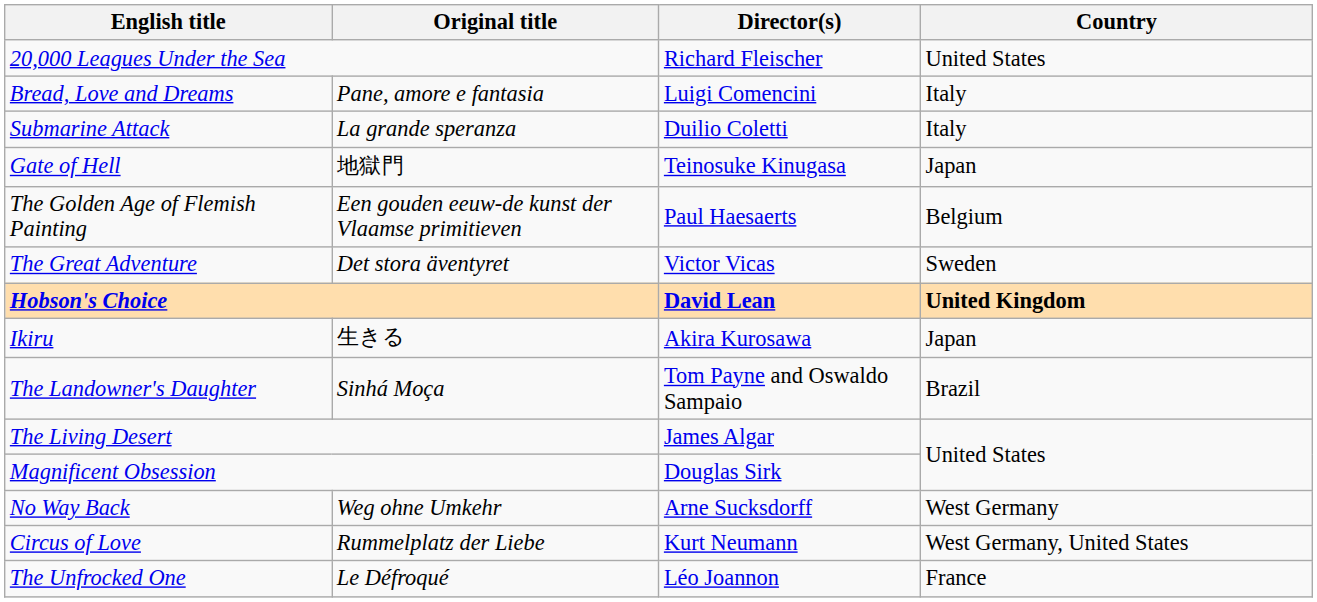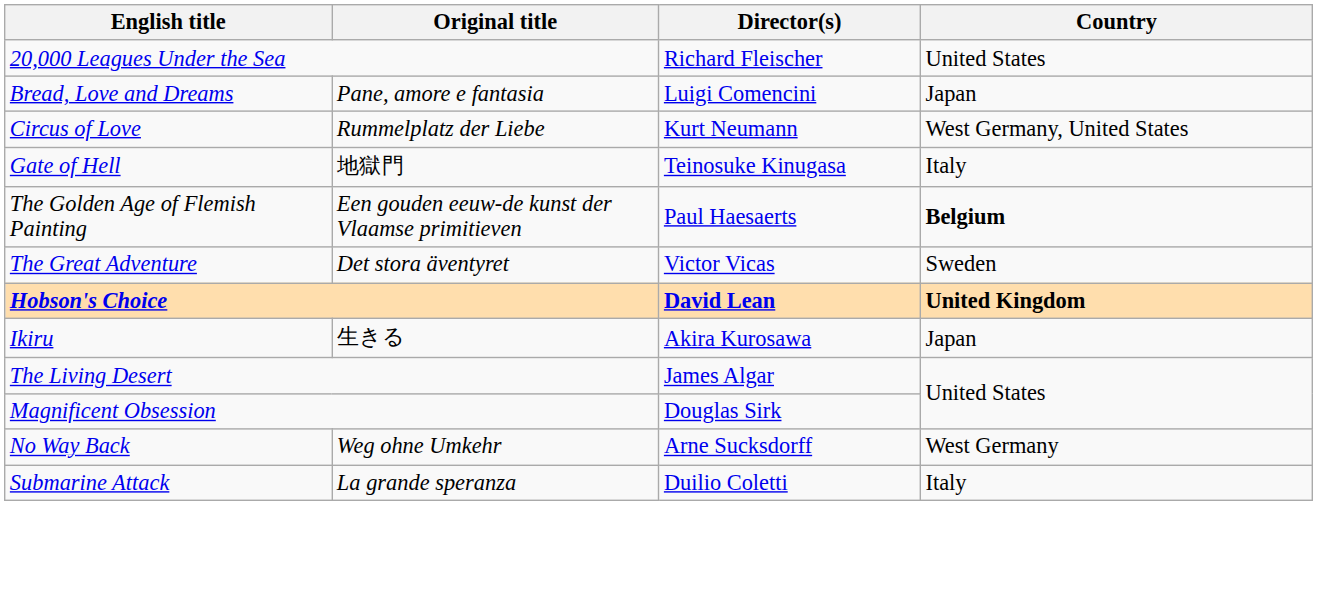(946, 93) Italy -> (951, 93) Japan
rows swapped: (75, 542) <-> (90, 128)
(951, 166) Japan -> (946, 166) Italy
(964, 216) normal -> (965, 216) bold
- row: (133, 388)
- row: (98, 578)
